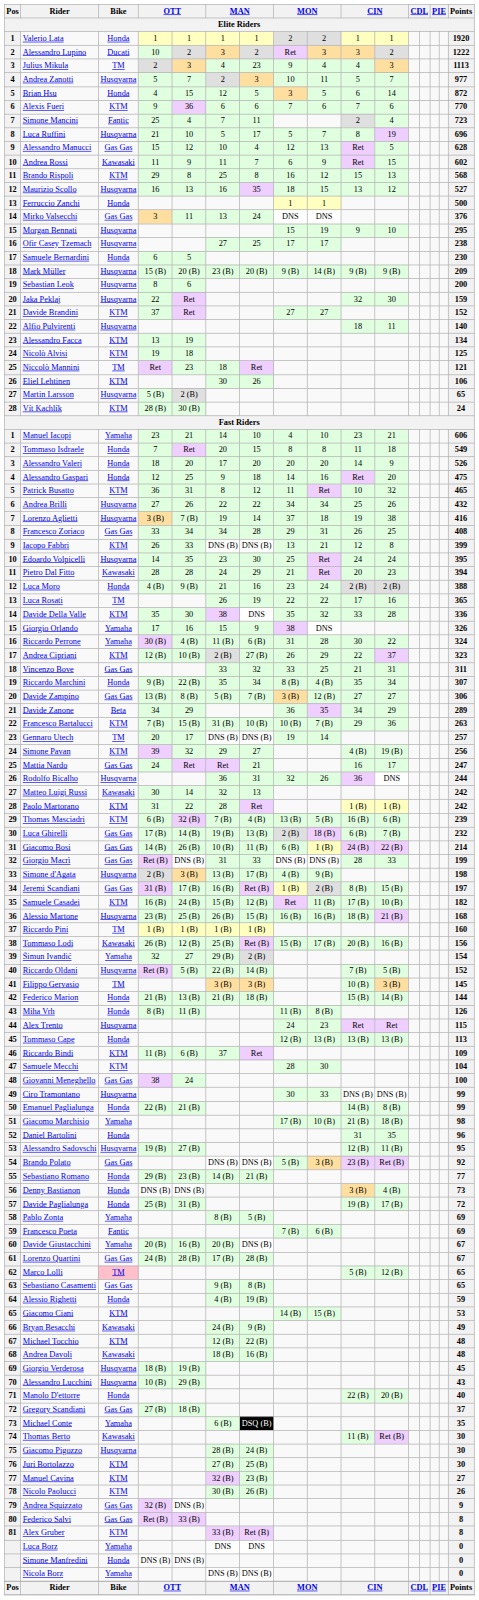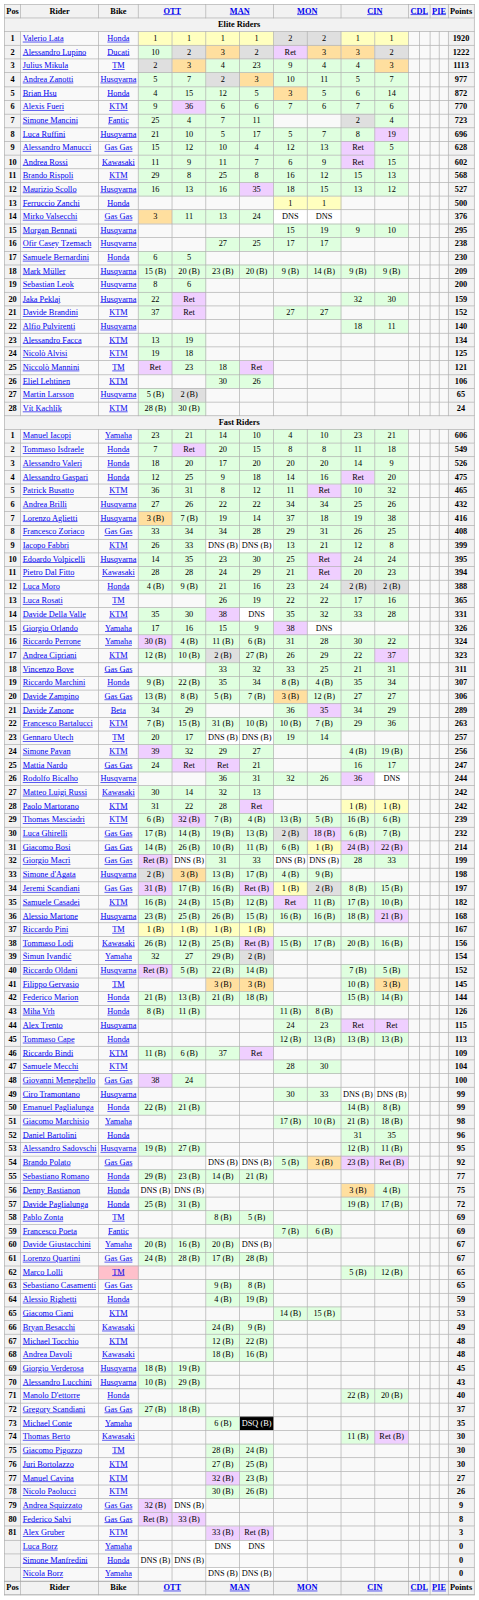(461, 614) 336 -> (461, 614) 331
(461, 929) 160 -> (461, 929) 167
(461, 1190) 73 -> (461, 1190) 75
(118, 1217) Yamaha -> (118, 1217) TM
(118, 1450) Husqvarna -> (118, 1450) TM
(461, 1533) 8 -> (461, 1533) 3
